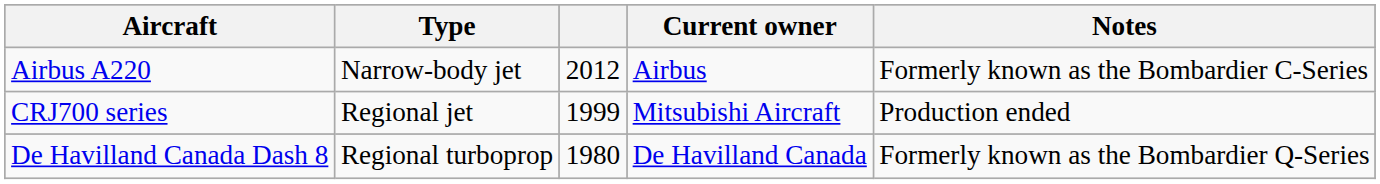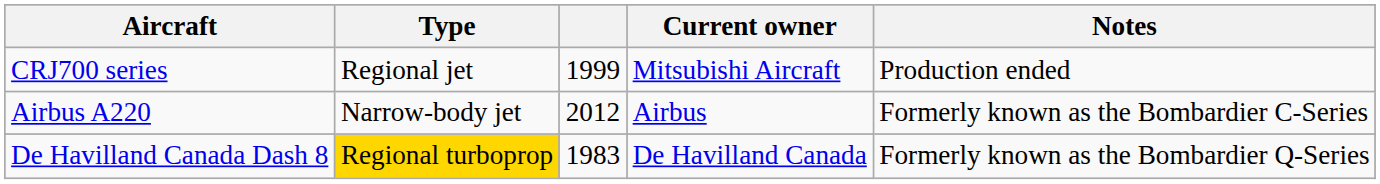rows swapped: (81, 69) <-> (89, 112)
(447, 155) no background -> (447, 155) gold background
(593, 155) 1980 -> (593, 155) 1983
